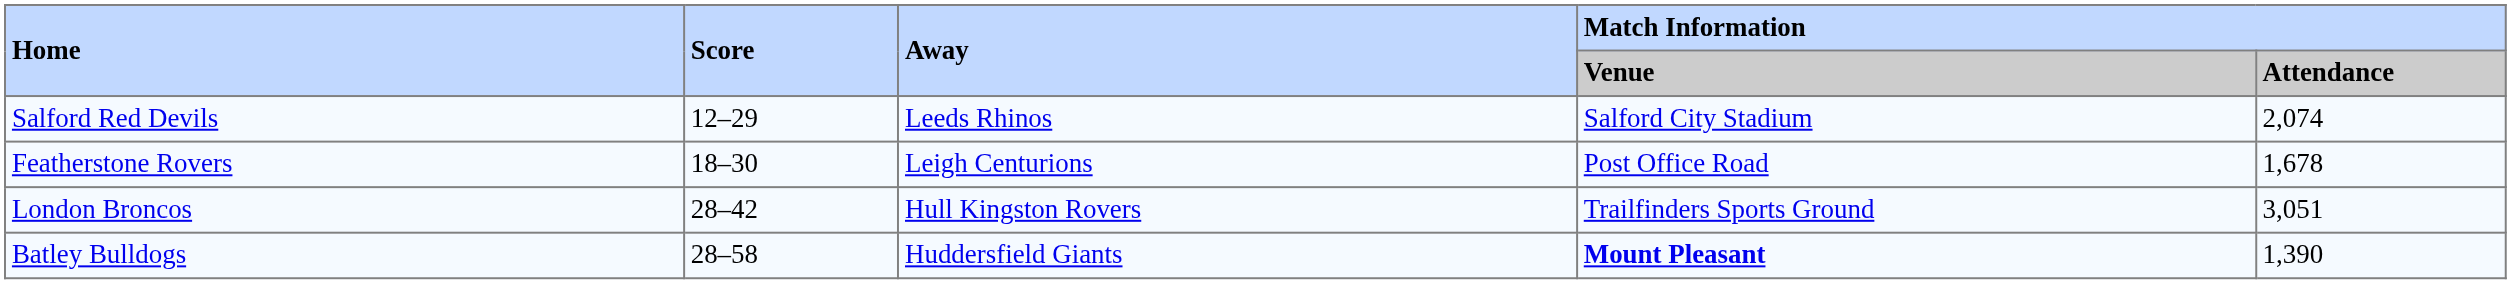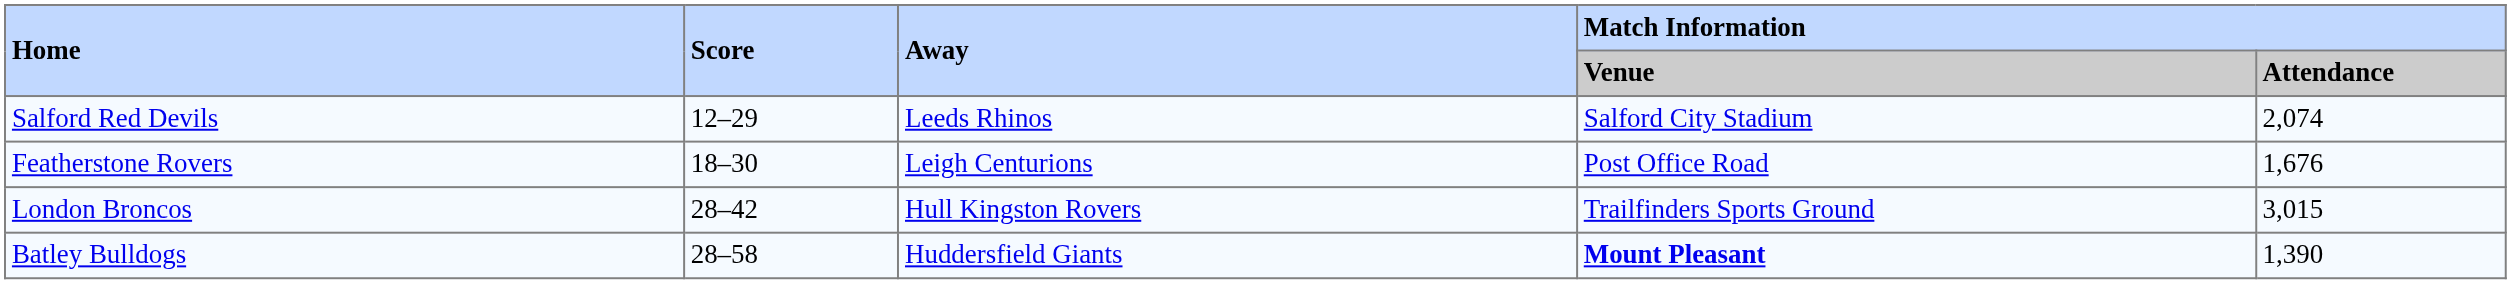(2293, 163) 1,678 -> (2293, 163) 1,676
(2293, 209) 3,051 -> (2293, 209) 3,015
